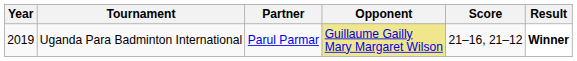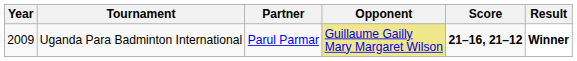(21, 40) 2019 -> (21, 40) 2009
(486, 40) normal -> (486, 40) bold
